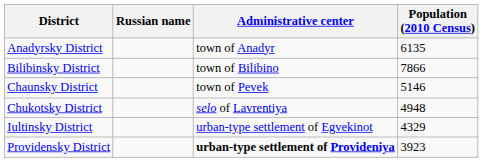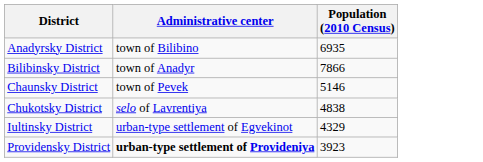- column: (153, 21)
(235, 48) town of Anadyr -> (157, 48) town of Bilibino
(413, 48) 6135 -> (333, 48) 6935
(238, 68) town of Bilibino -> (155, 68) town of Anadyr
(413, 107) 4948 -> (333, 107) 4838
